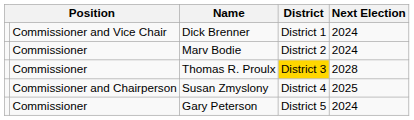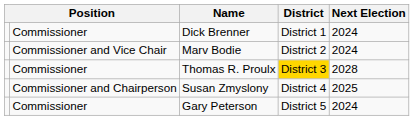(90, 32) Commissioner and Vice Chair -> (50, 32) Commissioner
(50, 50) Commissioner -> (90, 50) Commissioner and Vice Chair
